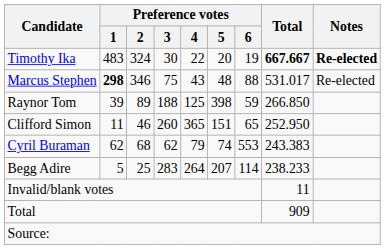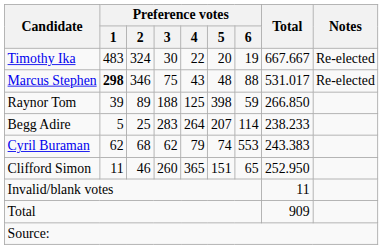(287, 59) bold -> (287, 59) normal
(346, 59) bold -> (345, 59) normal
rows swapped: (49, 124) <-> (39, 168)
